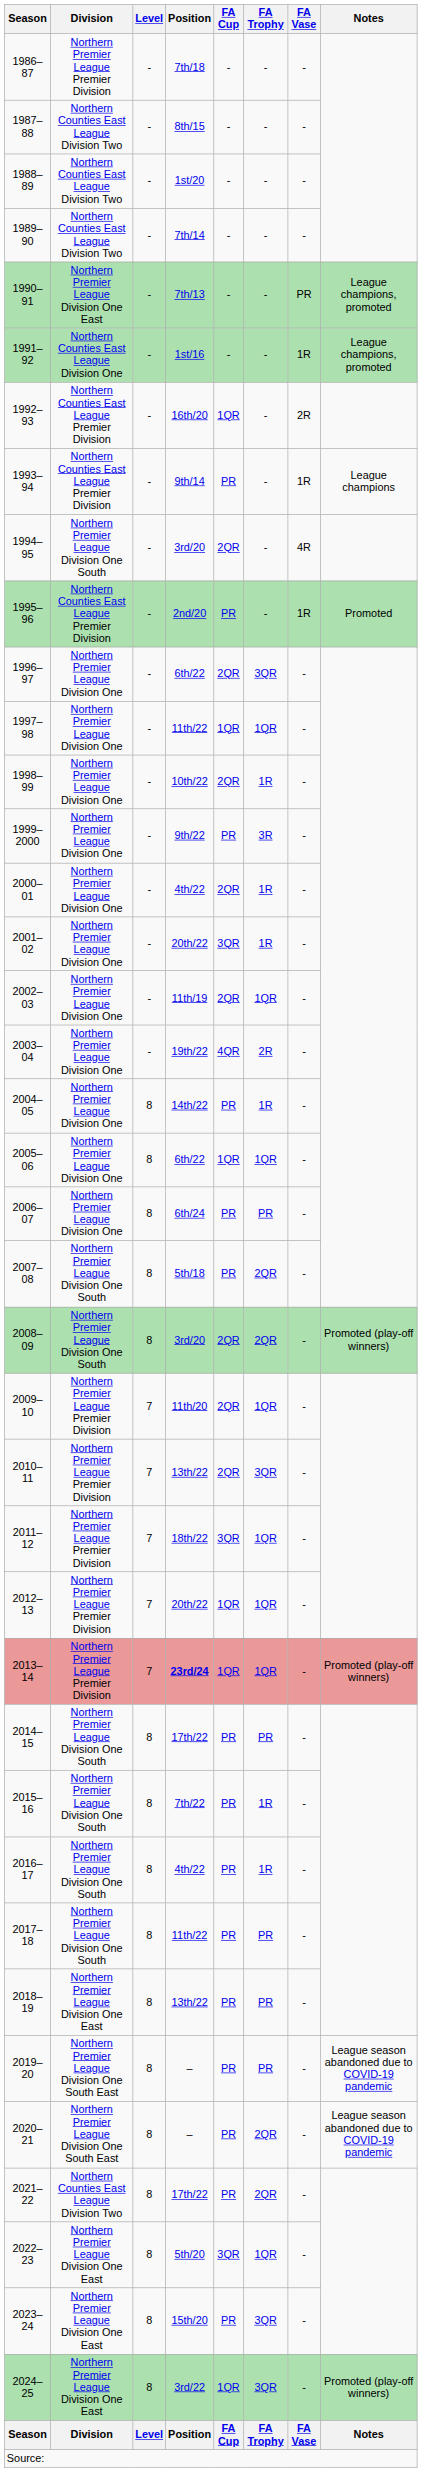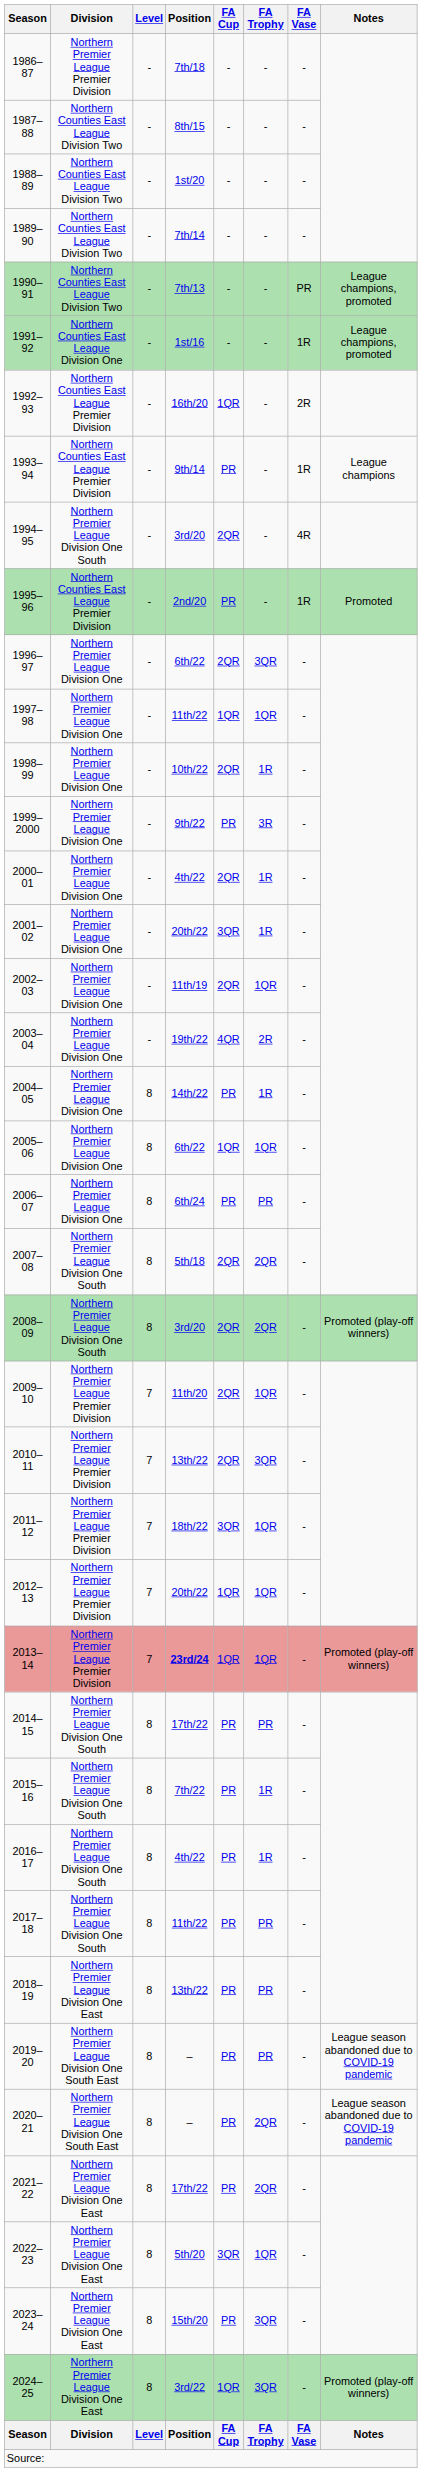(92, 295) Northern Premier League Division One East -> (92, 289) Northern Counties East League Division Two
(229, 1274) PR -> (229, 1261) 2QR
(92, 2194) Northern Counties East League Division Two -> (92, 2188) Northern Premier League Division One East
